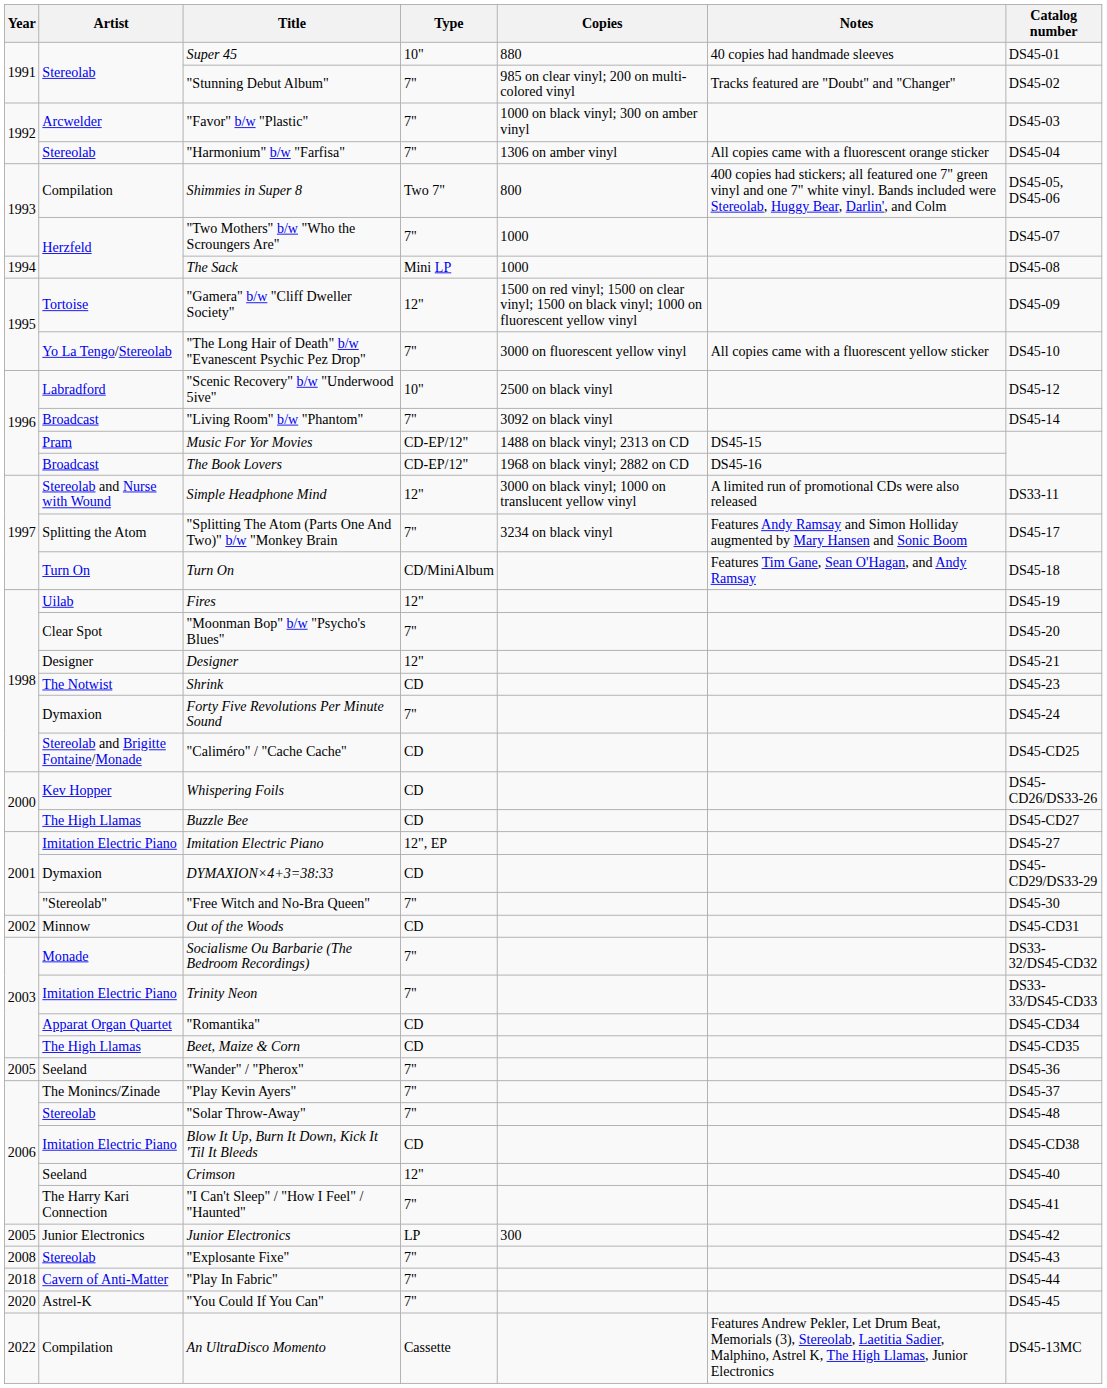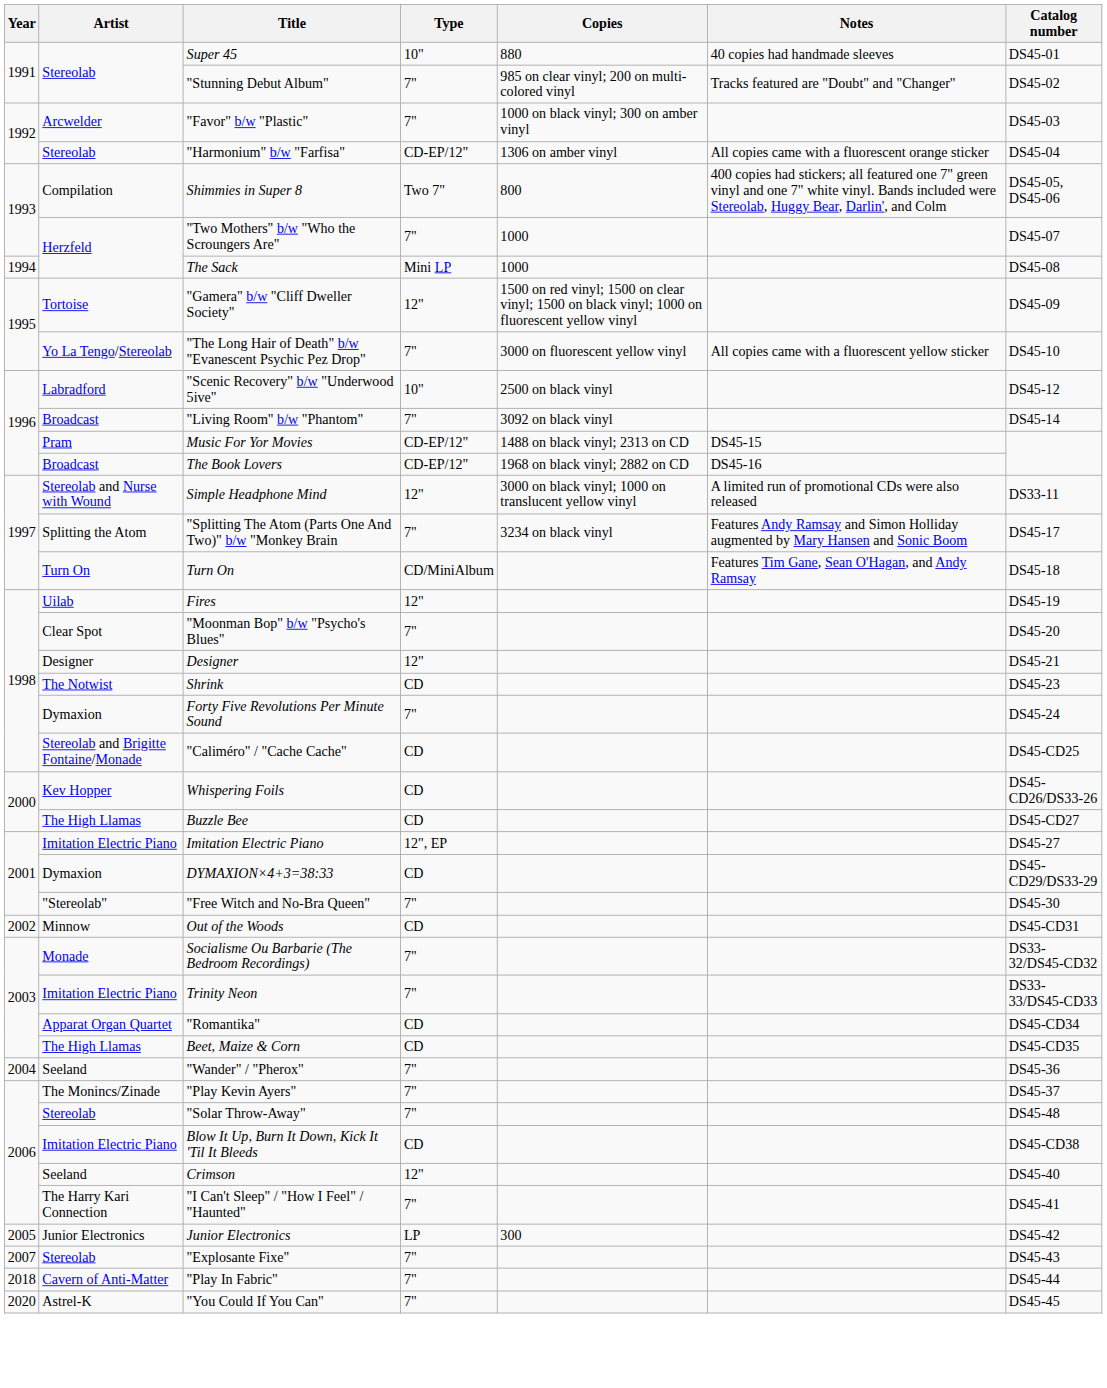(410, 152) 7" -> (436, 152) CD-EP/12"
(22, 1069) 2005 -> (22, 1069) 2004
(22, 1257) 2008 -> (22, 1257) 2007
- row: (256, 1348)
